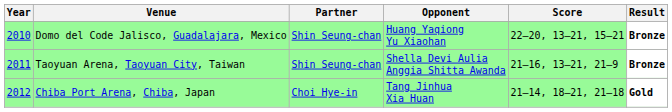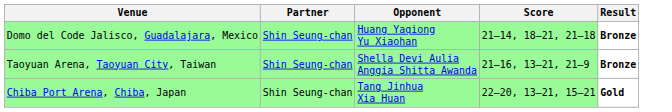- column: (19, 12)
(567, 35) 22–20, 13–21, 15–21 -> (539, 35) 21–14, 18–21, 21–18
(324, 92) Choi Hye-in -> (308, 92) Shin Seung-chan
(567, 92) 21–14, 18–21, 21–18 -> (539, 92) 22–20, 13–21, 15–21
